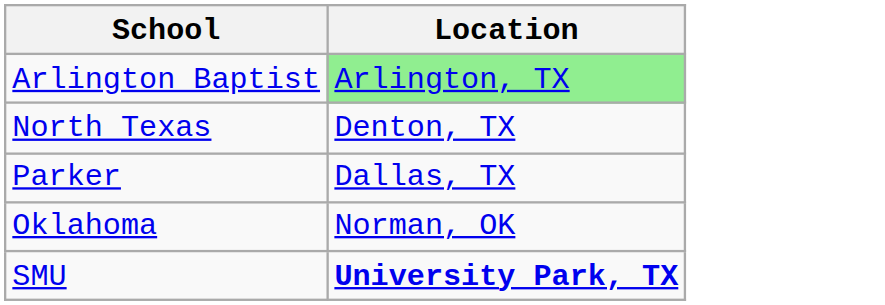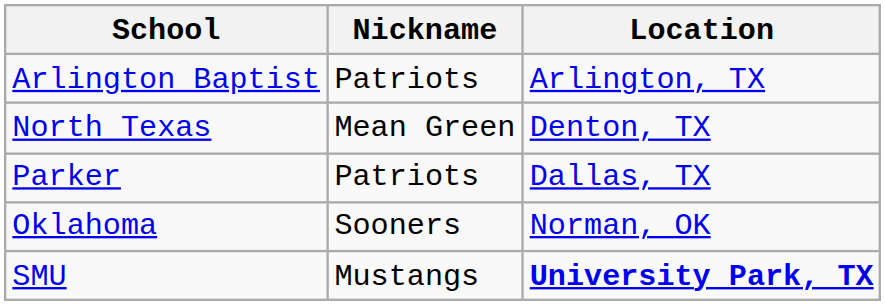+ column: (425, 30)
(452, 79) lightgreen background -> (647, 79) no background
